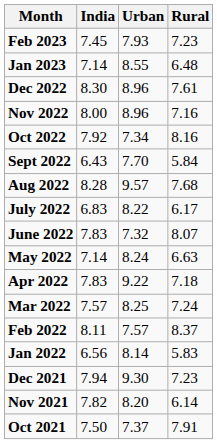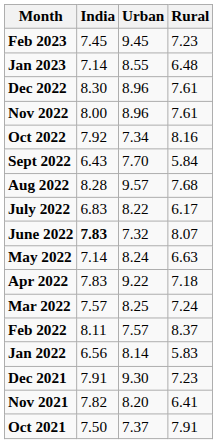(135, 40) 7.93 -> (135, 40) 9.45
(185, 112) 7.16 -> (185, 112) 7.61
(94, 233) normal -> (94, 233) bold
(94, 378) 7.94 -> (94, 378) 7.91
(185, 402) 6.14 -> (185, 402) 6.41
